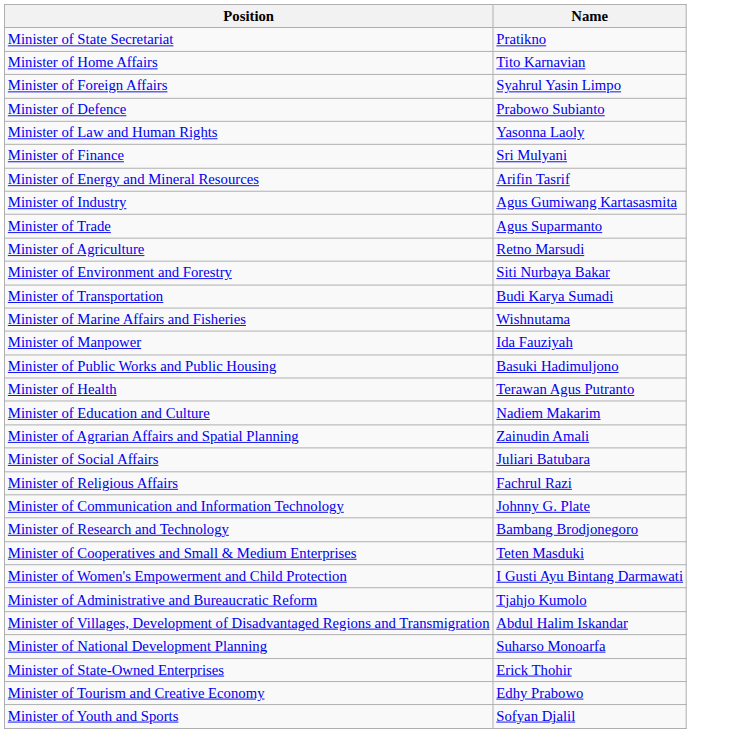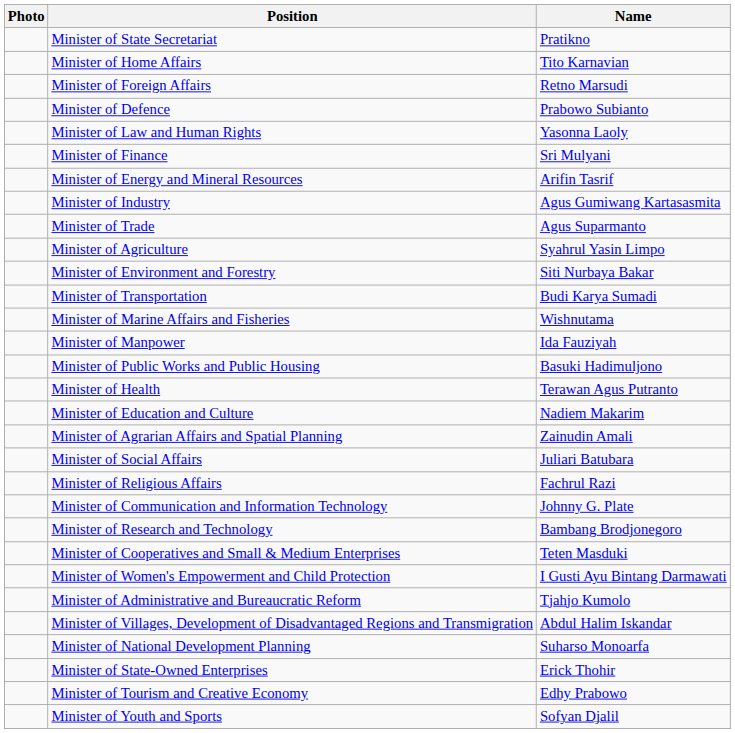+ column: (26, 16)
(559, 86) Syahrul Yasin Limpo -> (584, 86) Retno Marsudi
(540, 249) Retno Marsudi -> (602, 249) Syahrul Yasin Limpo
